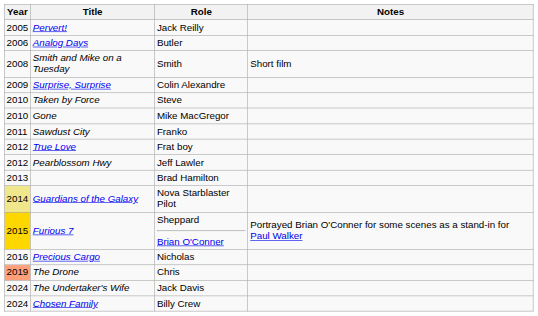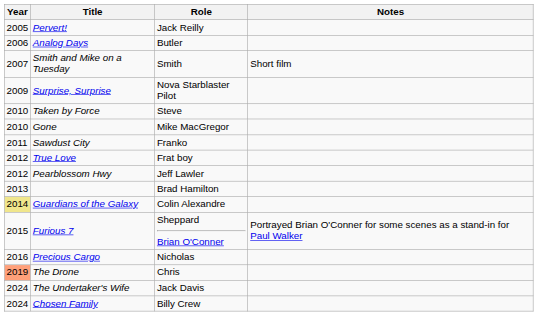(17, 64) 2008 -> (17, 64) 2007
(191, 85) Colin Alexandre -> (193, 90) Nova Starblaster Pilot
(193, 198) Nova Starblaster Pilot -> (191, 204) Colin Alexandre
(17, 230) gold background -> (17, 230) no background
